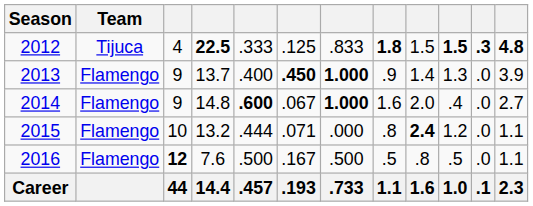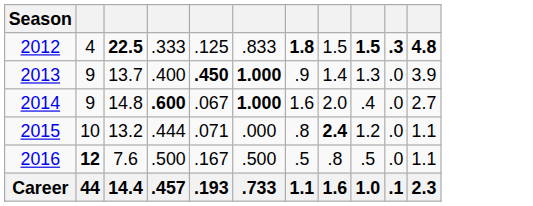- column: (120, 19)
